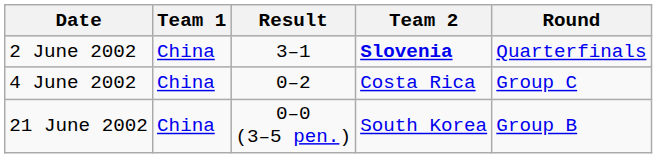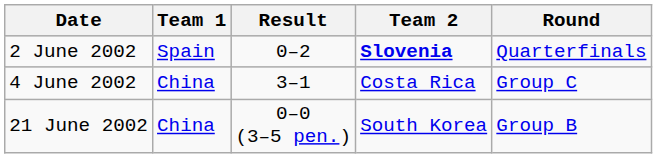(186, 52) China -> (186, 52) Spain
(293, 52) 3–1 -> (293, 52) 0–2
(293, 83) 0–2 -> (293, 83) 3–1
